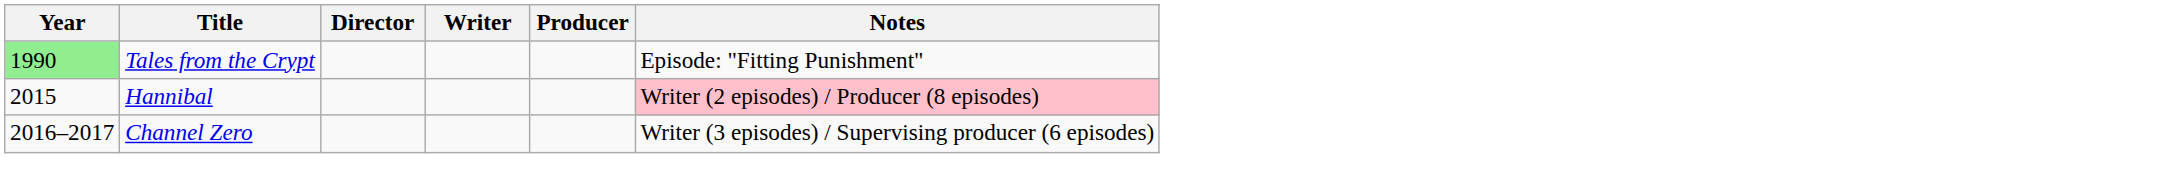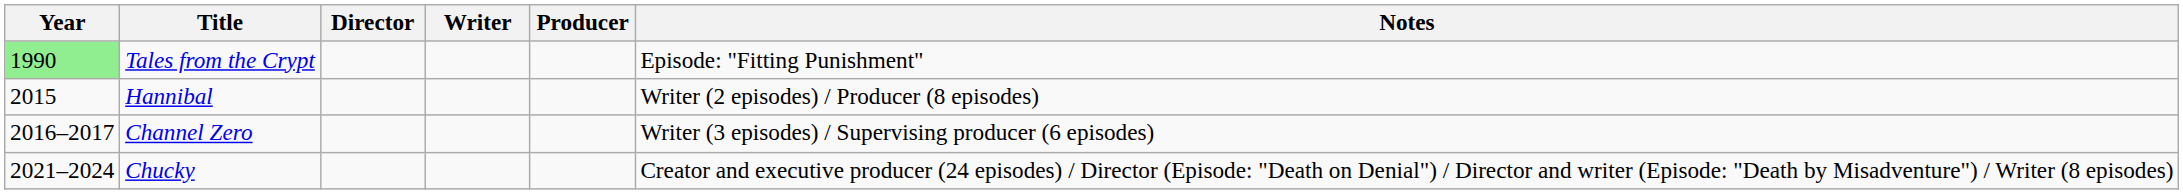(840, 96) pink background -> (840, 96) no background
+ row: (160, 170)
